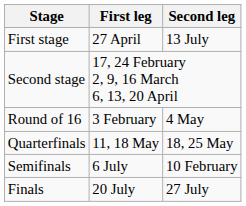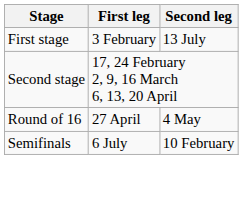(117, 39) 27 April -> (124, 39) 3 February
(124, 119) 3 February -> (116, 119) 27 April
- row: (47, 142)
- row: (26, 189)
